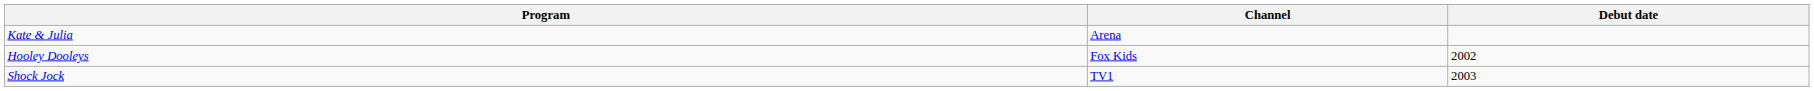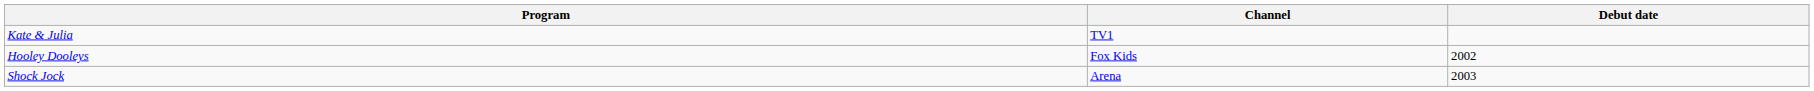(1106, 35) Arena -> (1102, 35) TV1
(1102, 76) TV1 -> (1106, 76) Arena
